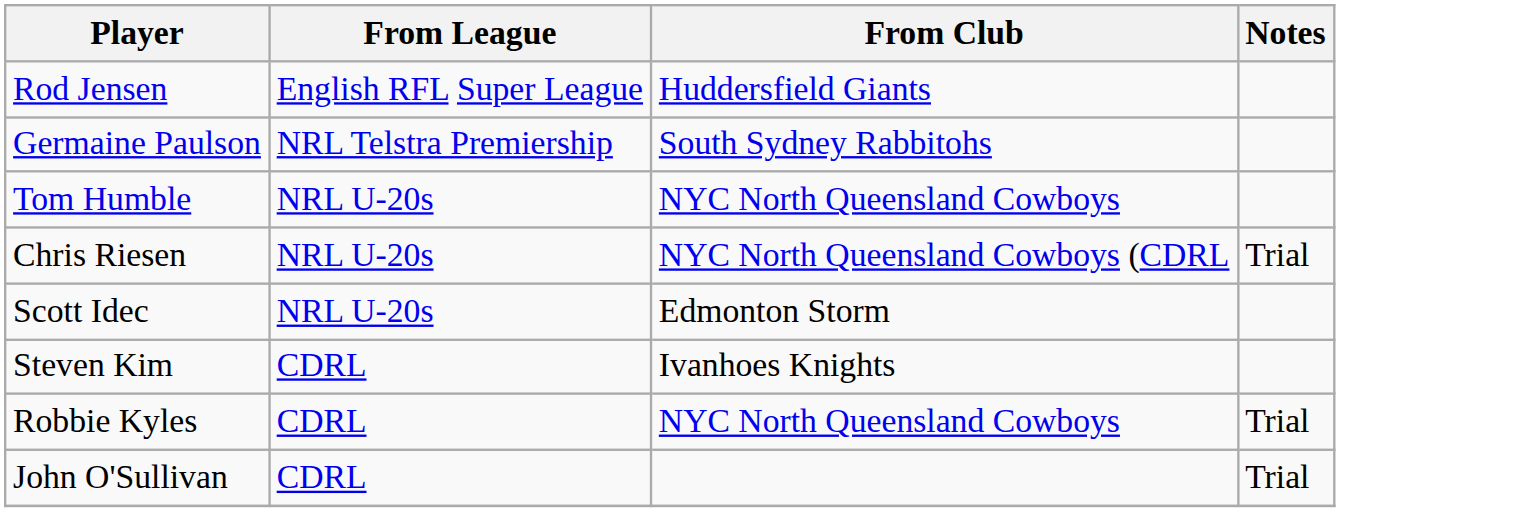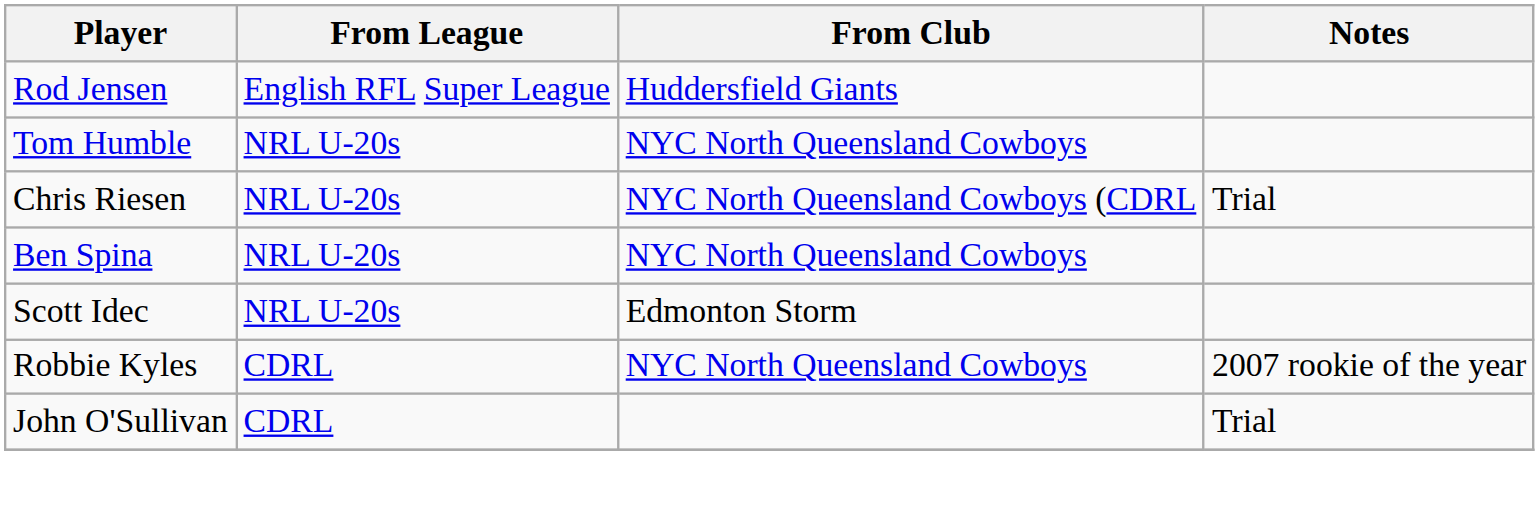- row: (137, 143)
+ row: (83, 254)
- row: (93, 366)
(1277, 421) Trial -> (1369, 366) 2007 rookie of the year
